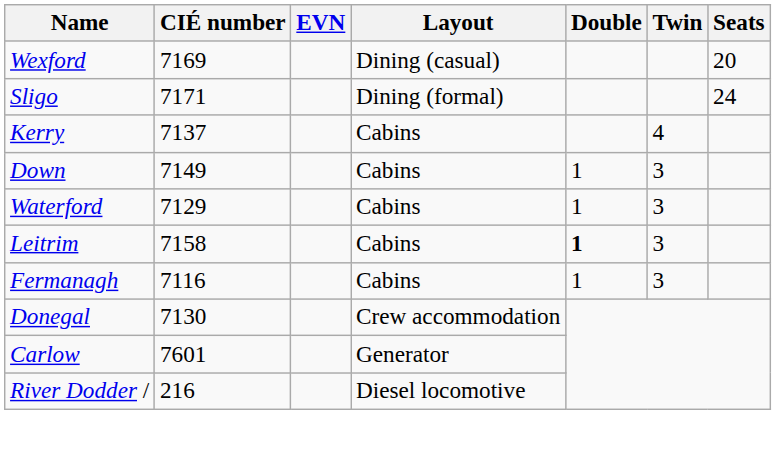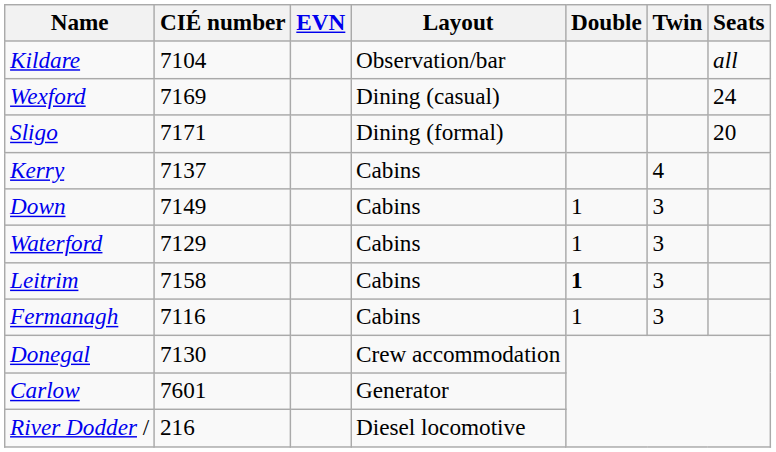+ row: (45, 59)
(725, 59) 20 -> (725, 96) 24
(725, 96) 24 -> (725, 133) 20
